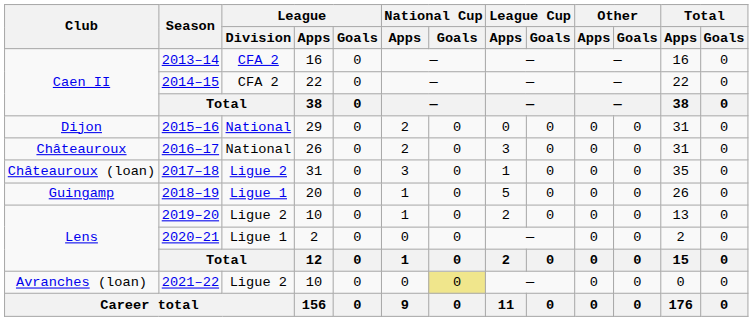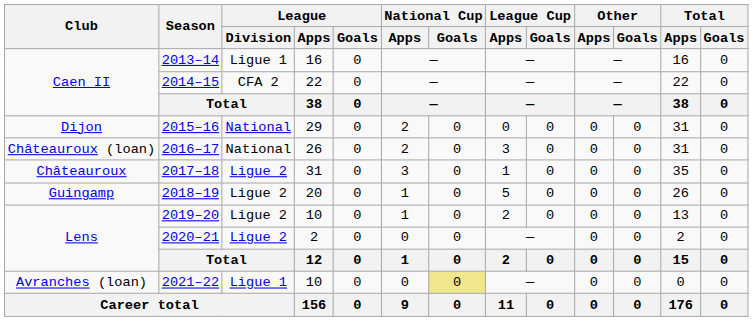(258, 60) CFA 2 -> (258, 60) Ligue 1
(81, 149) Châteauroux -> (82, 149) Châteauroux (loan)
(82, 171) Châteauroux (loan) -> (81, 171) Châteauroux
(258, 194) Ligue 1 -> (258, 194) Ligue 2
(258, 238) Ligue 1 -> (258, 238) Ligue 2
(258, 283) Ligue 2 -> (258, 283) Ligue 1
